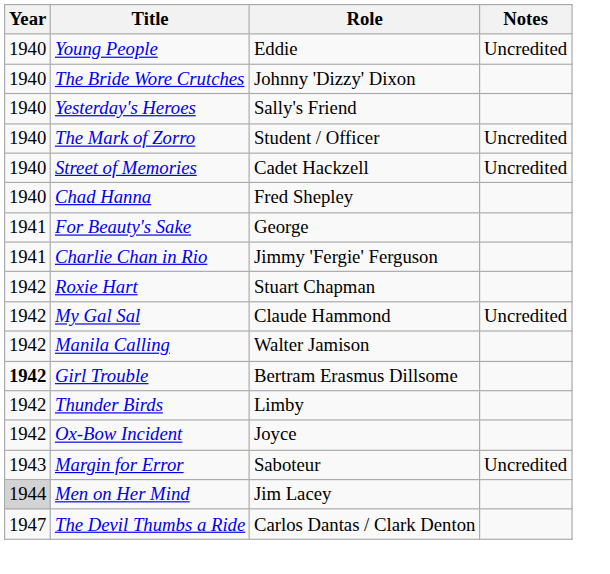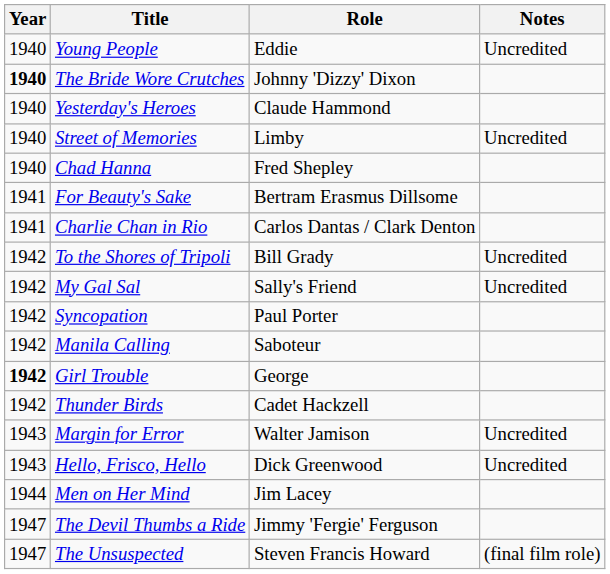(28, 78) normal -> (28, 78) bold
(305, 108) Sally's Friend -> (322, 108) Claude Hammond
- row: (125, 138)
(311, 167) Cadet Hackzell -> (279, 138) Limby
(281, 227) George -> (356, 197) Bertram Erasmus Dillsome
(346, 256) Jimmy 'Fergie' Ferguson -> (365, 227) Carlos Dantas / Clark Denton
- row: (96, 286)
+ row: (143, 256)
(322, 316) Claude Hammond -> (305, 286) Sally's Friend
+ row: (101, 316)
(312, 345) Walter Jamison -> (287, 345) Saboteur
(356, 375) Bertram Erasmus Dillsome -> (281, 375) George
(279, 405) Limby -> (311, 405) Cadet Hackzell
- row: (119, 434)
(287, 464) Saboteur -> (312, 434) Walter Jamison
+ row: (130, 464)
(28, 494) lightgrey background -> (28, 494) no background
(365, 524) Carlos Dantas / Clark Denton -> (346, 524) Jimmy 'Fergie' Ferguson
+ row: (119, 553)
